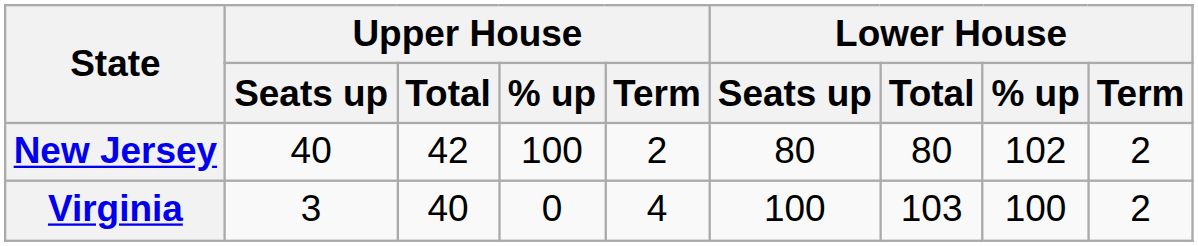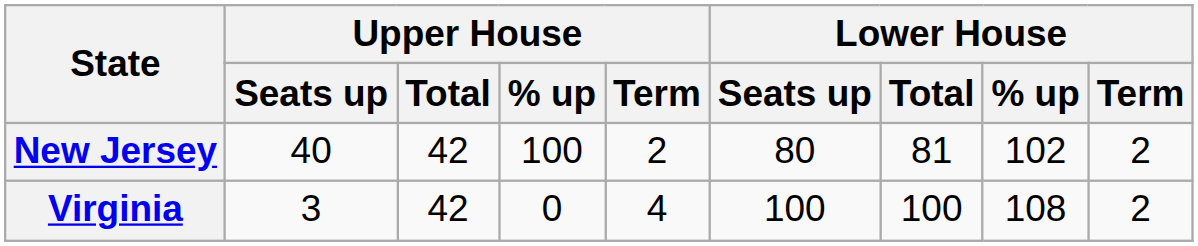(932, 151) 80 -> (932, 151) 81
(448, 209) 40 -> (448, 209) 42
(932, 209) 103 -> (932, 209) 100
(1036, 209) 100 -> (1036, 209) 108
